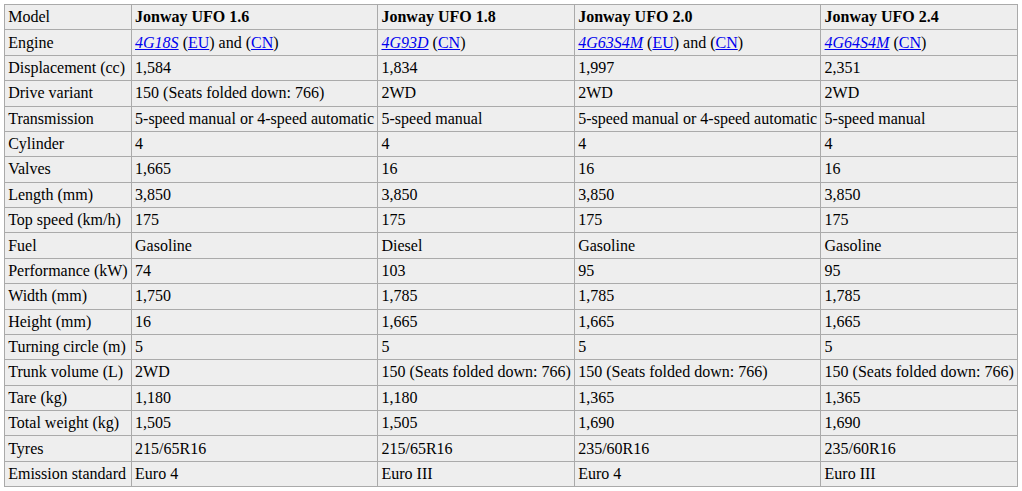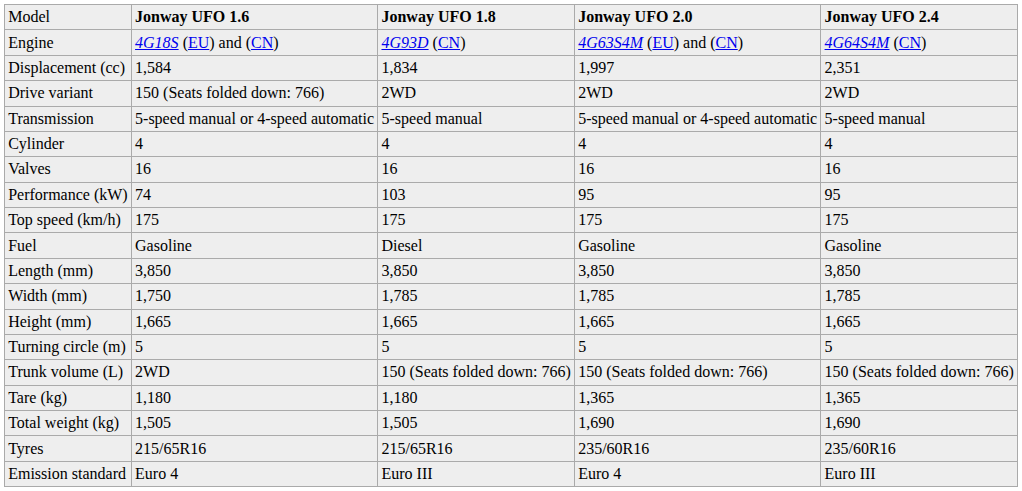(153, 169) 1,665 -> (143, 169) 16
rows swapped: (68, 270) <-> (51, 194)
(143, 321) 16 -> (153, 321) 1,665
